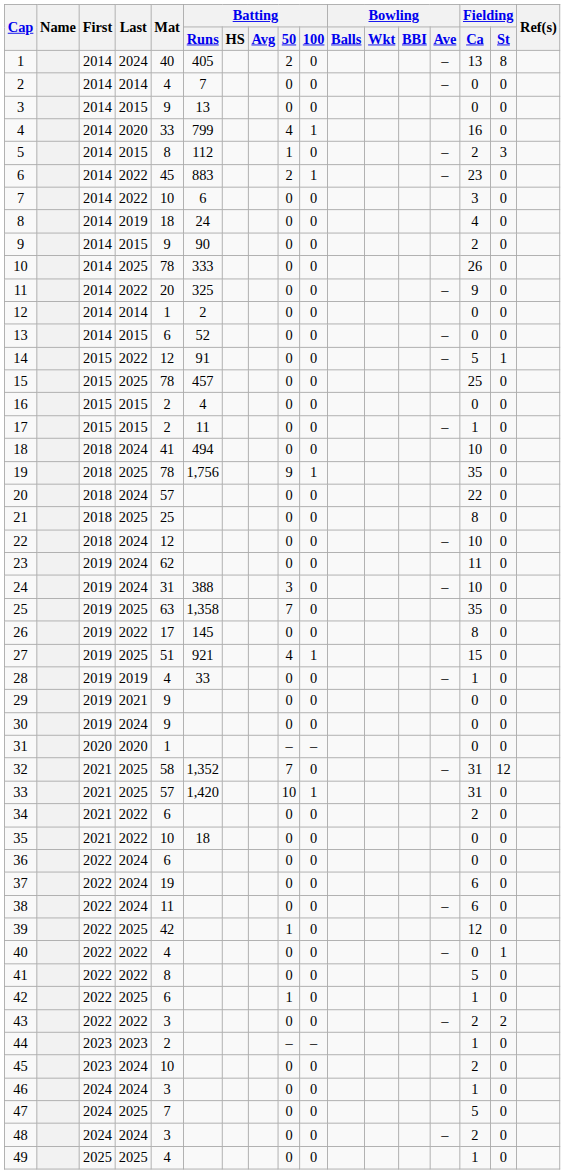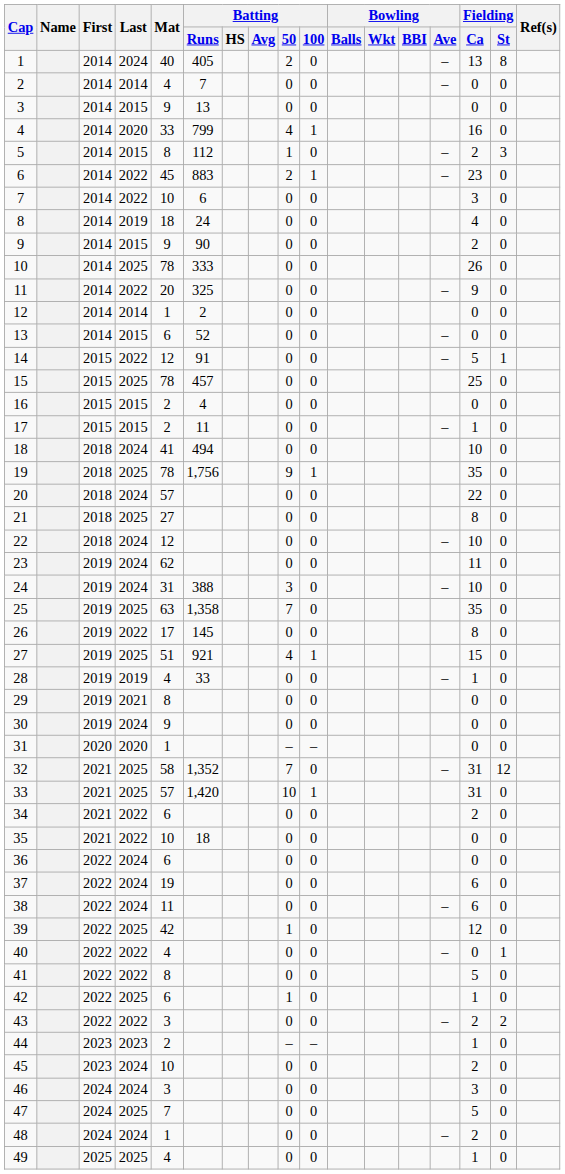(167, 518) 25 -> (167, 518) 27
(167, 701) 9 -> (167, 701) 8
(475, 1089) 1 -> (475, 1089) 3
(167, 1134) 3 -> (167, 1134) 1
